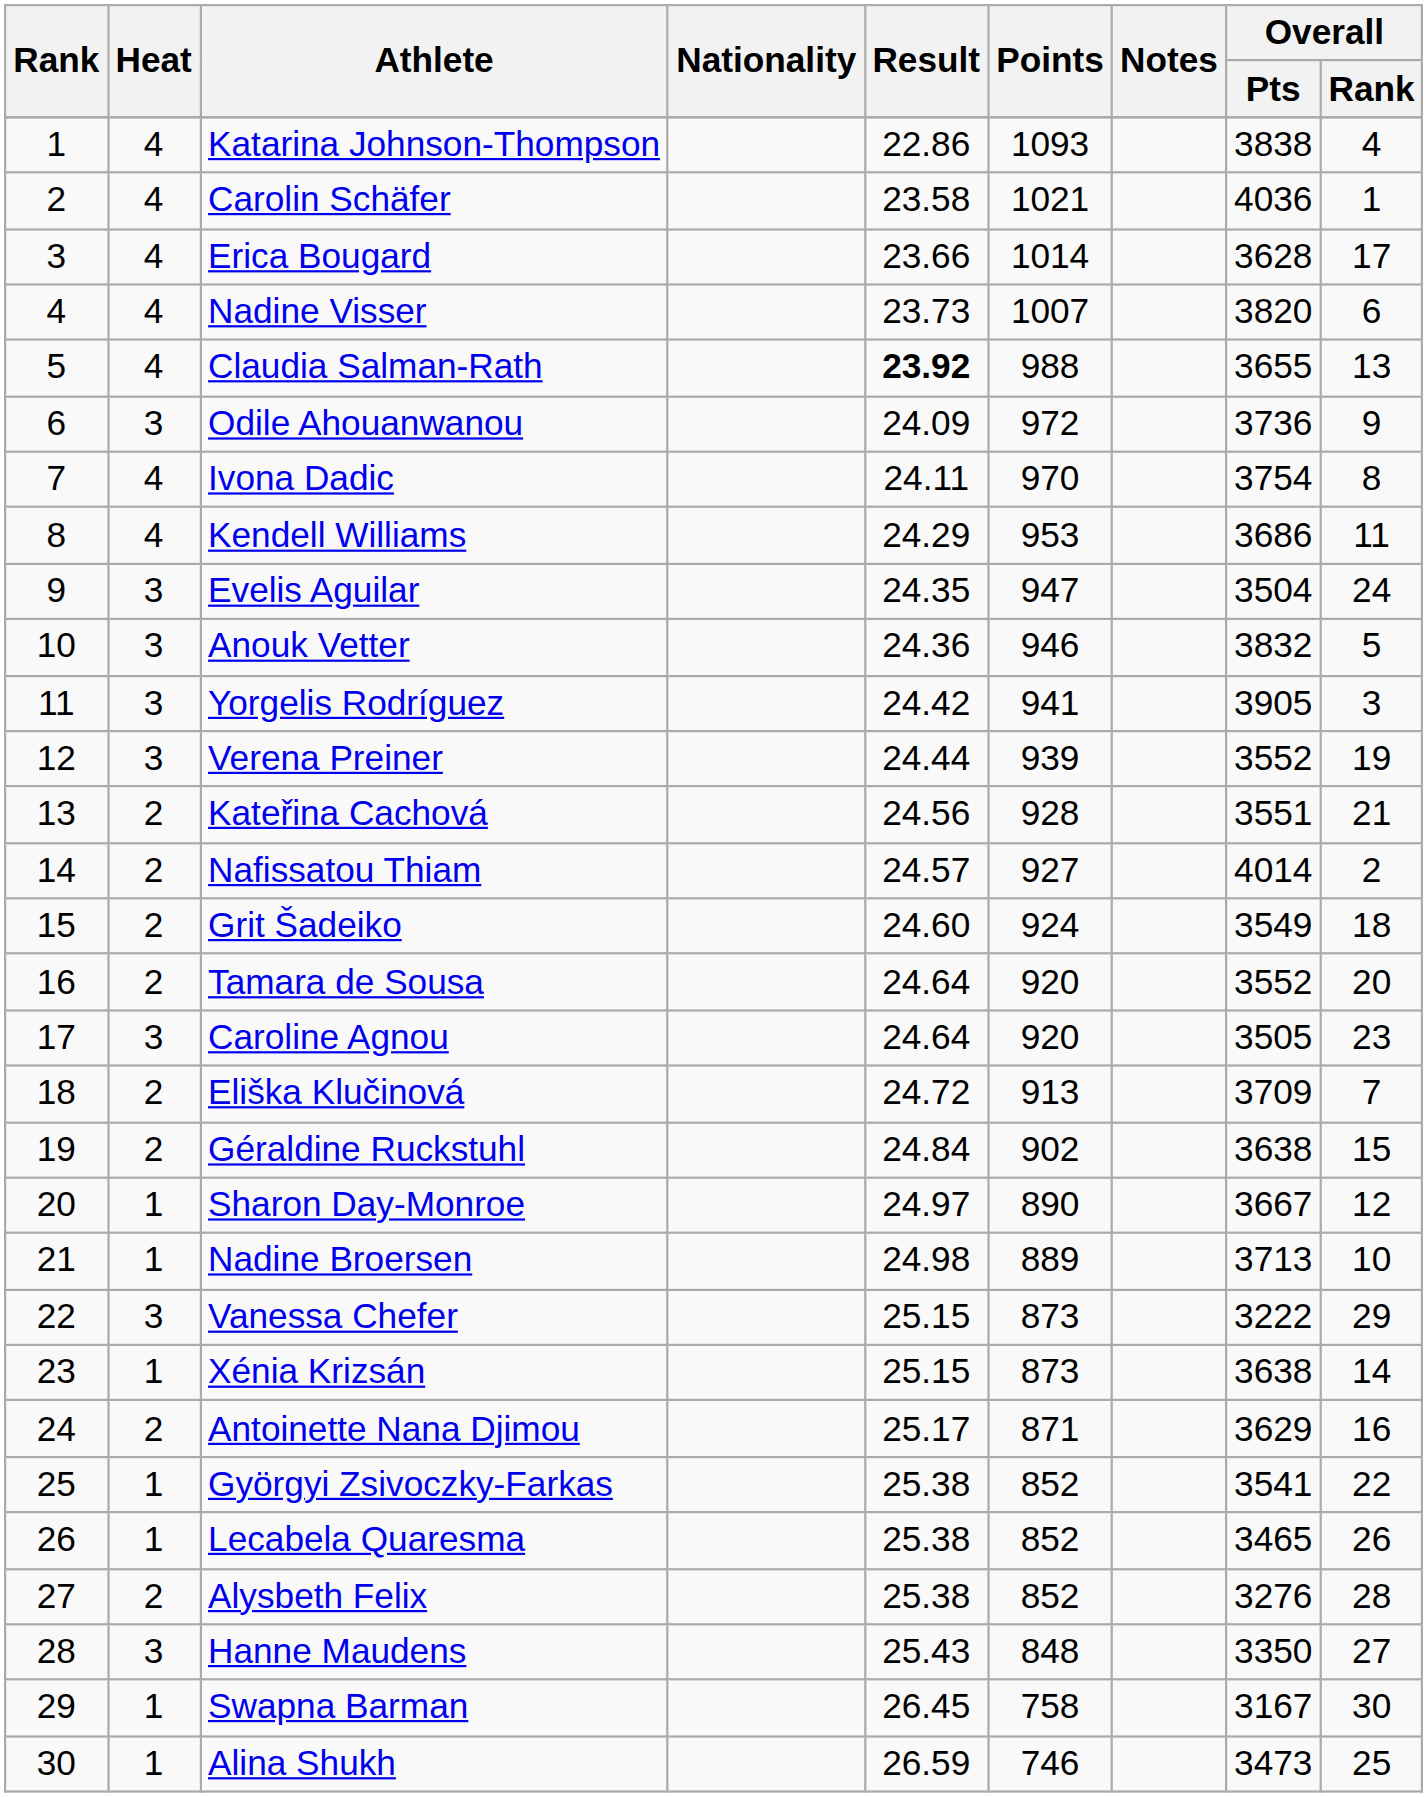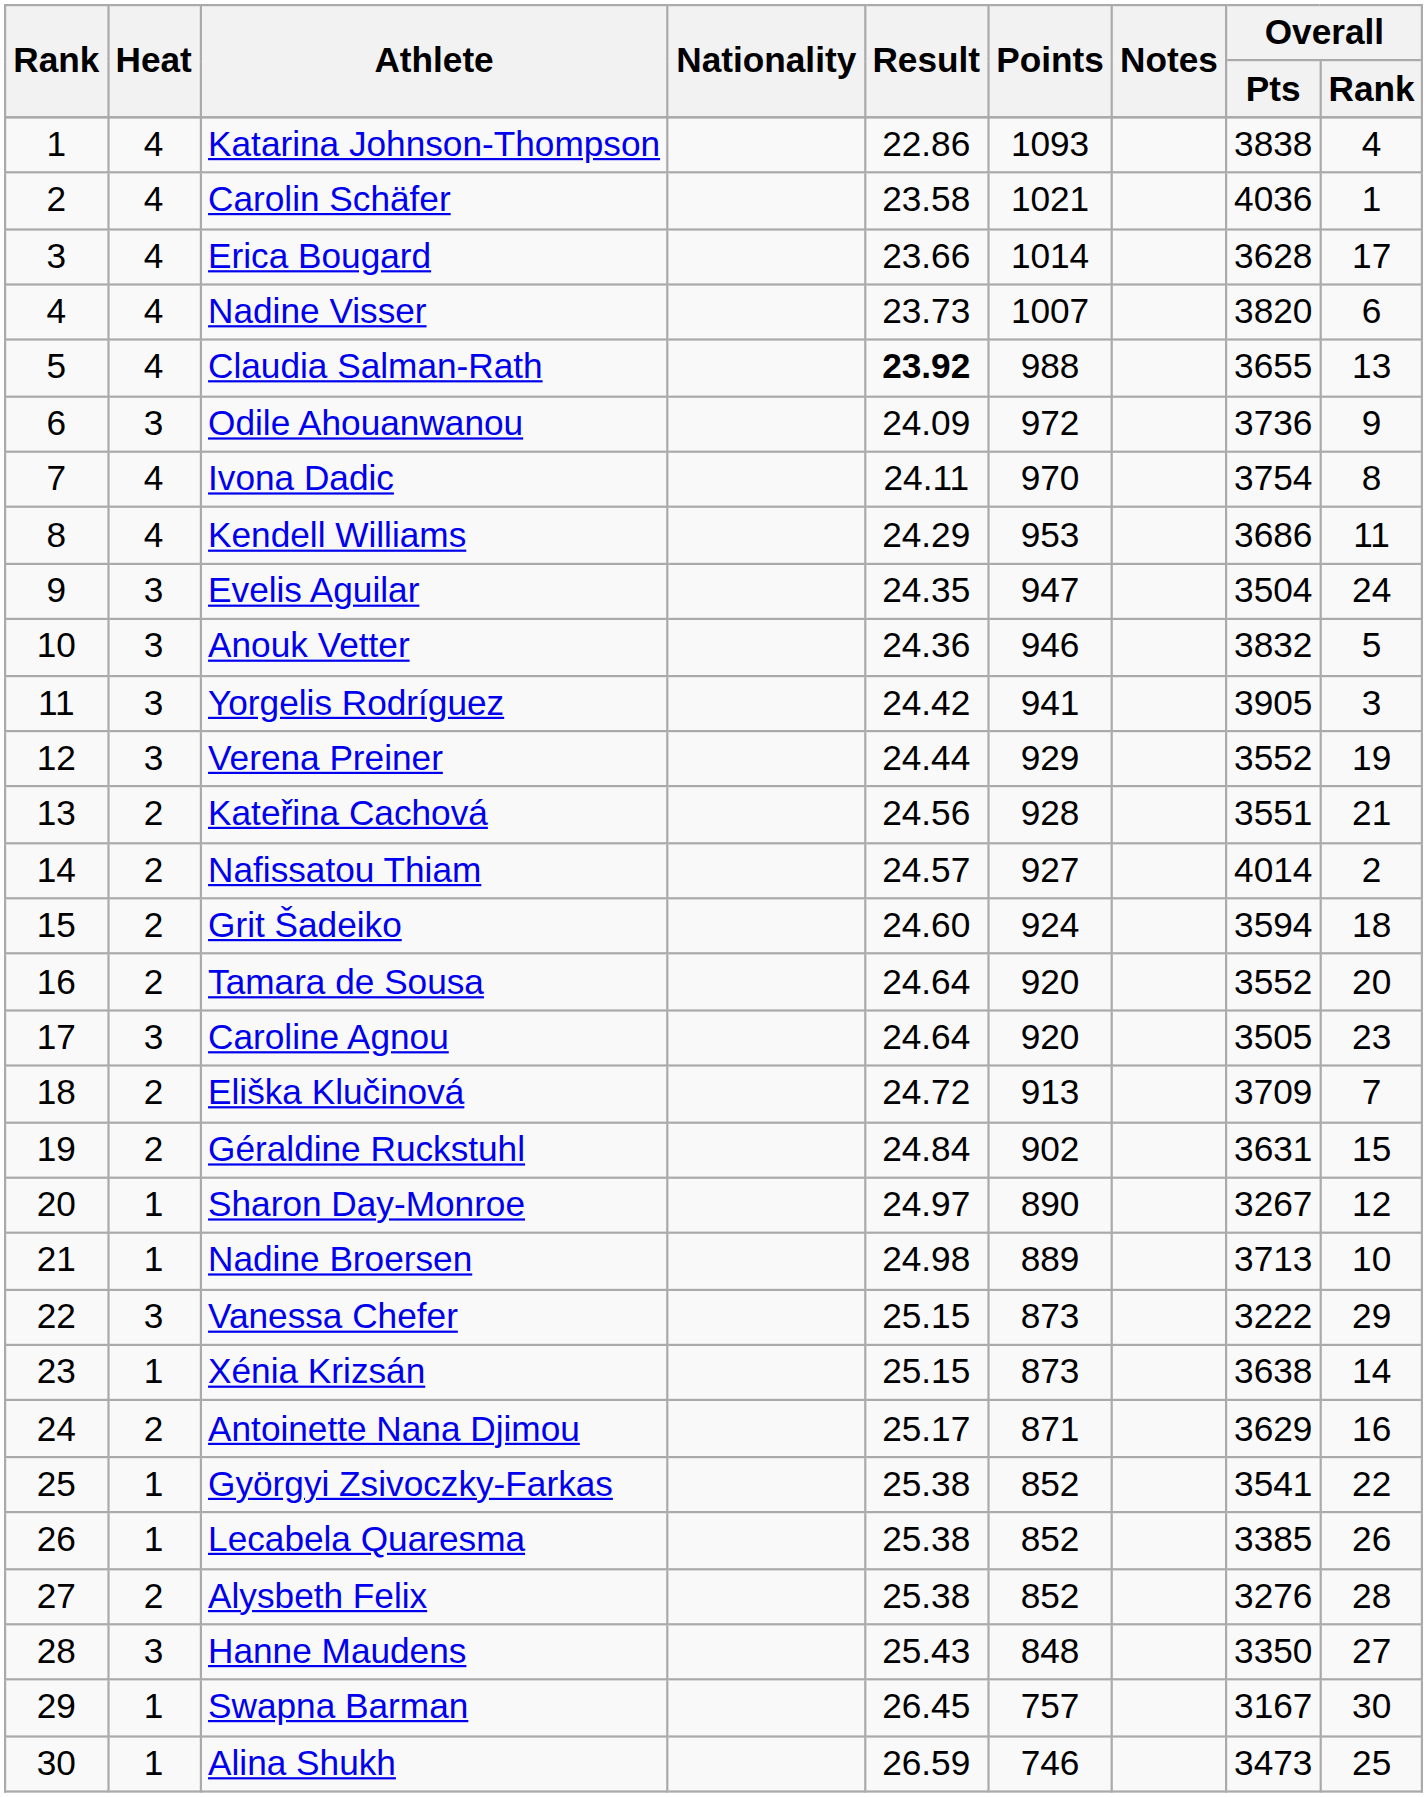(1050, 758) 939 -> (1050, 758) 929
(1273, 925) 3549 -> (1273, 925) 3594
(1273, 1148) 3638 -> (1273, 1148) 3631
(1273, 1204) 3667 -> (1273, 1204) 3267
(1273, 1539) 3465 -> (1273, 1539) 3385
(1050, 1707) 758 -> (1050, 1707) 757
